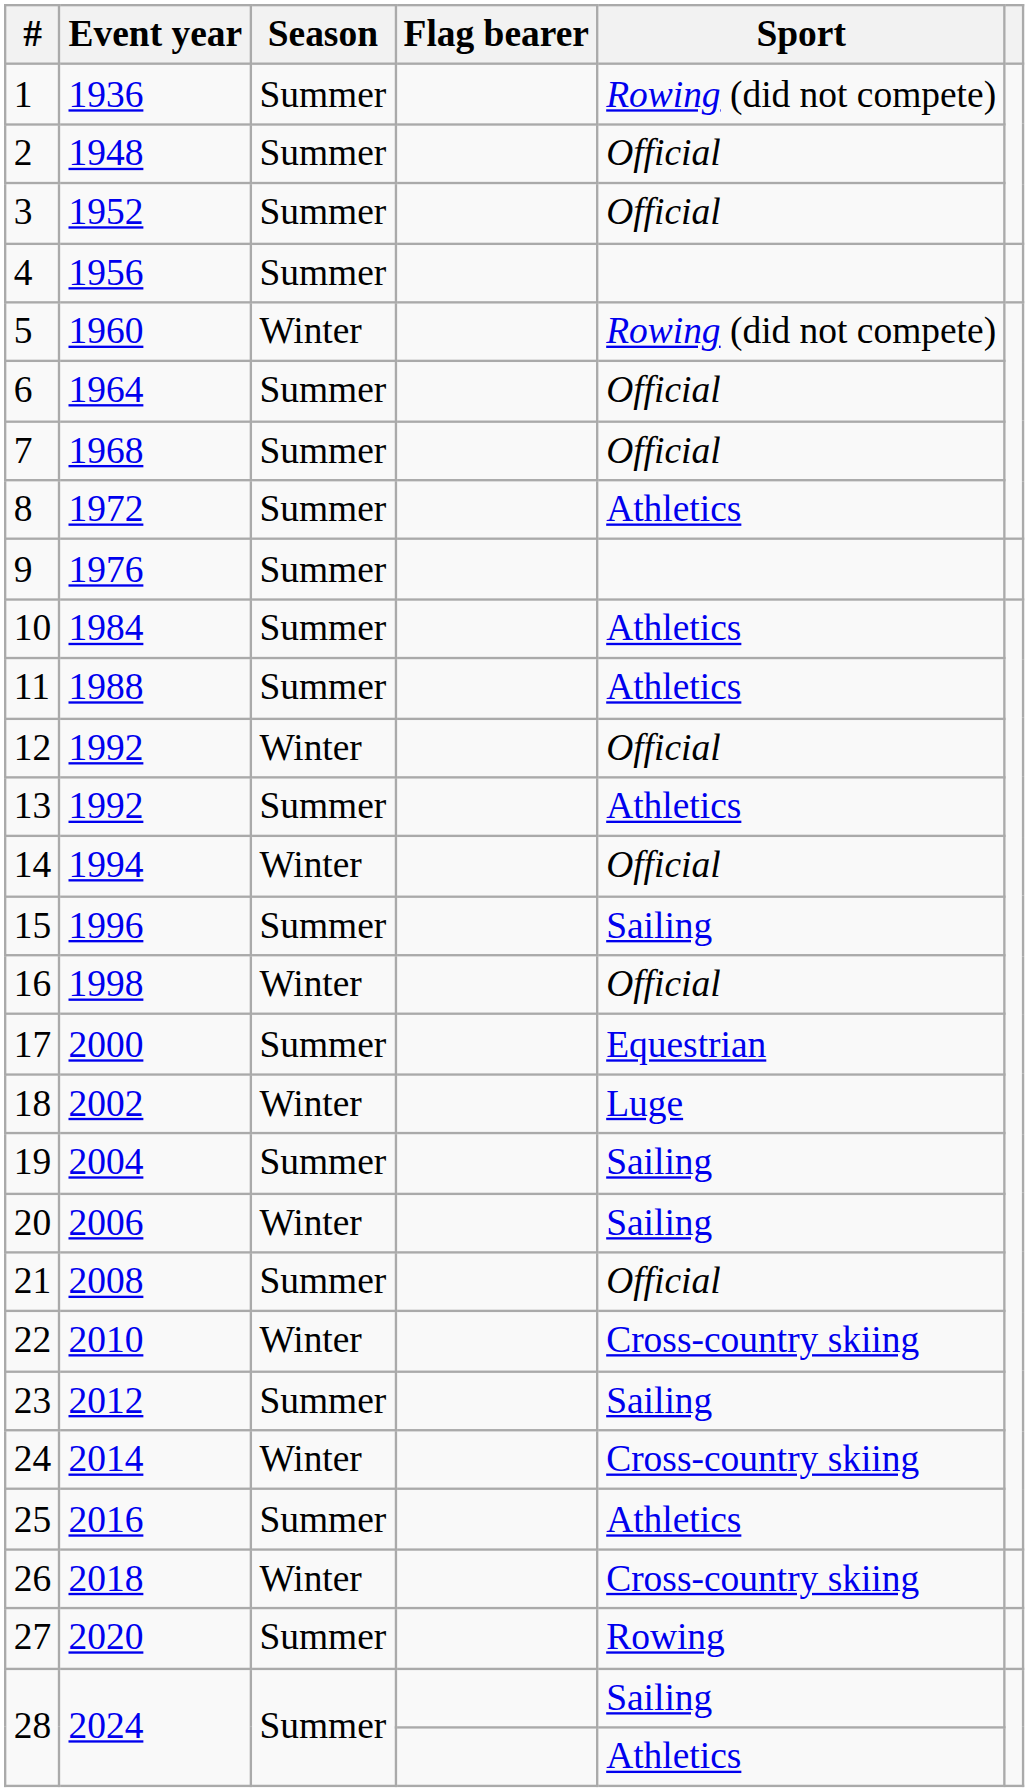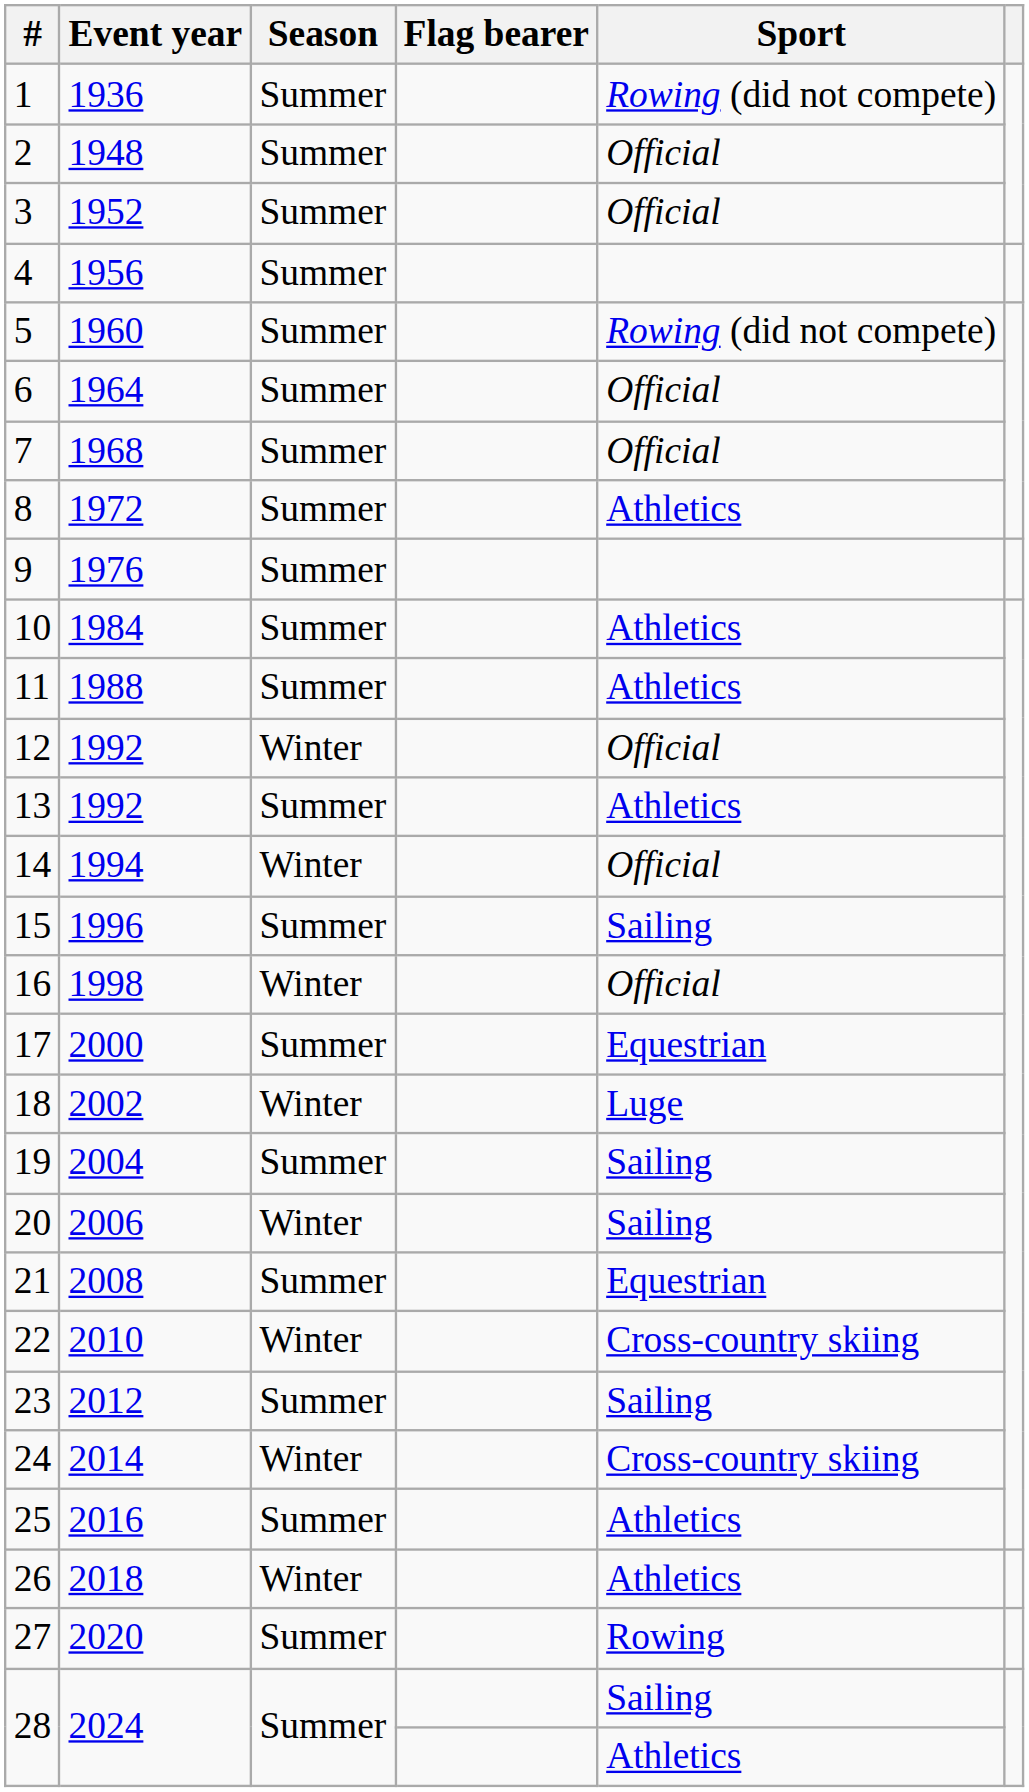(311, 331) Winter -> (323, 331) Summer
(663, 1281) Official -> (686, 1281) Equestrian
(763, 1578) Cross-country skiing -> (674, 1578) Athletics
